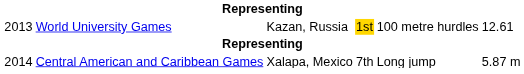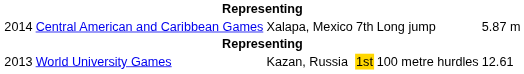rows swapped: (104, 26) <-> (149, 61)
